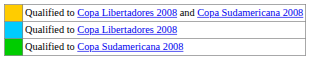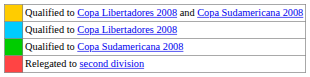+ row: (85, 64)
